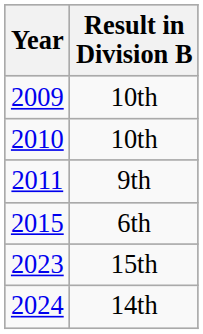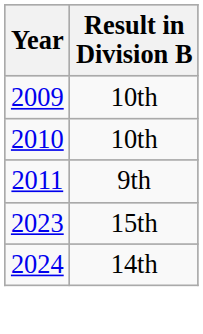- row: (37, 222)
